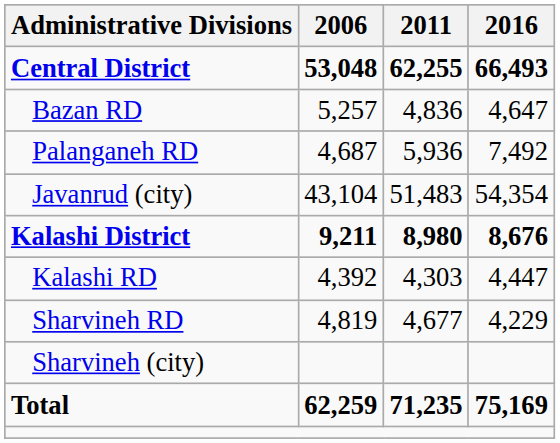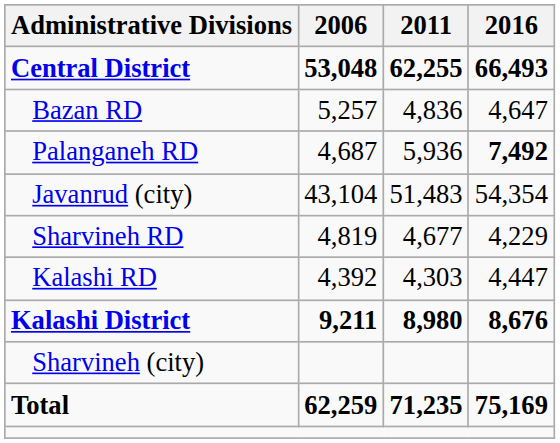(518, 151) normal -> (518, 151) bold
rows swapped: (101, 236) <-> (108, 320)
